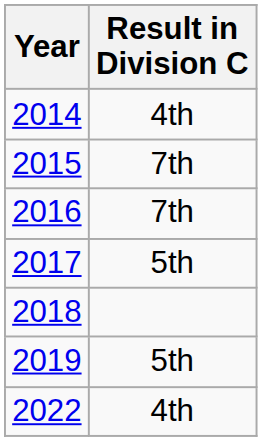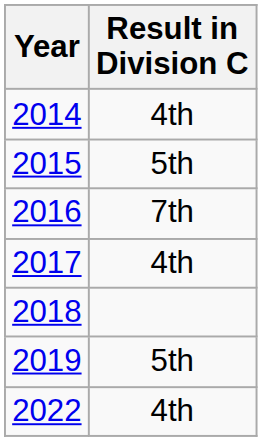(172, 163) 7th -> (172, 163) 5th
(172, 262) 5th -> (172, 262) 4th
